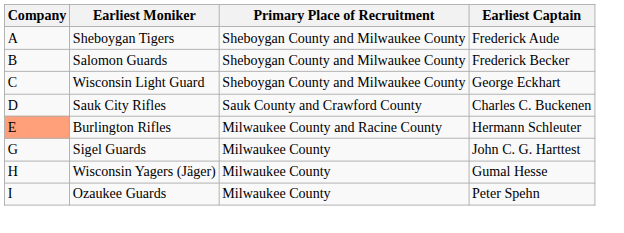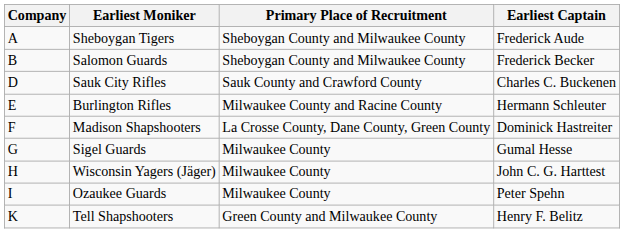- row: (139, 82)
(12, 127) lightsalmon background -> (12, 104) no background
+ row: (137, 127)
(526, 149) John C. G. Harttest -> (535, 149) Gumal Hesse
(510, 171) Gumal Hesse -> (551, 171) John C. G. Harttest
+ row: (123, 216)
